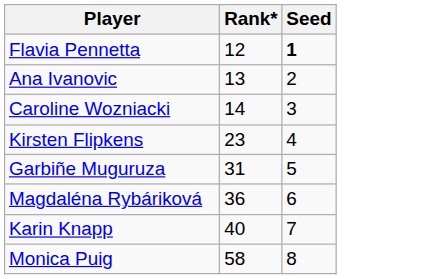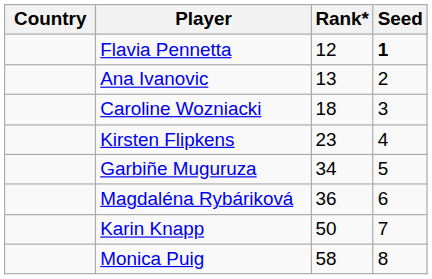+ column: (50, 19)
(235, 109) 14 -> (326, 109) 18
(235, 169) 31 -> (326, 169) 34
(235, 229) 40 -> (326, 229) 50
